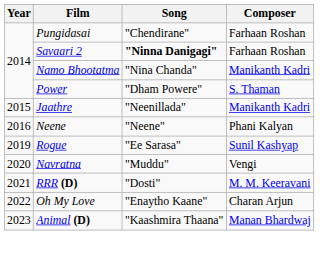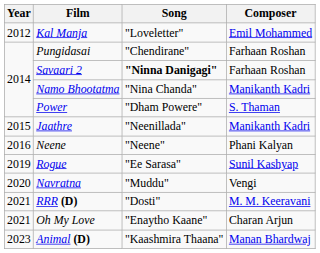+ row: (62, 32)
(19, 201) 2022 -> (19, 220) 2021
